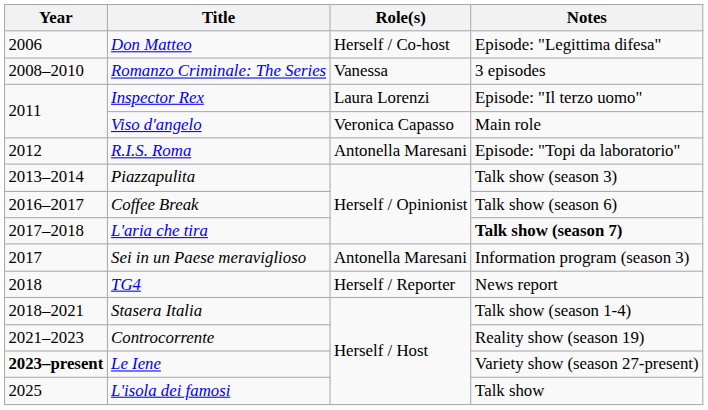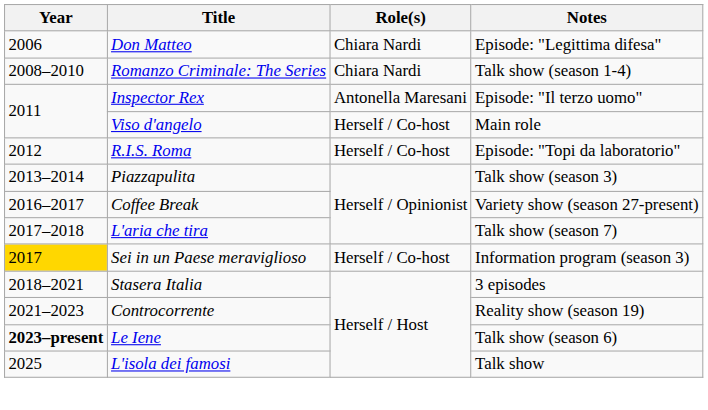(392, 44) Herself / Co-host -> (378, 44) Chiara Nardi
(361, 71) Vanessa -> (378, 71) Chiara Nardi
(510, 71) 3 episodes -> (553, 71) Talk show (season 1-4)
(382, 97) Laura Lorenzi -> (400, 97) Antonella Maresani
(394, 124) Veronica Capasso -> (392, 124) Herself / Co-host
(400, 151) Antonella Maresani -> (392, 151) Herself / Co-host
(546, 204) Talk show (season 6) -> (587, 204) Variety show (season 27-present)
(549, 230) bold -> (546, 230) normal
(25, 257) no background -> (25, 257) gold background
(400, 257) Antonella Maresani -> (392, 257) Herself / Co-host
- row: (126, 284)
(553, 310) Talk show (season 1-4) -> (510, 284) 3 episodes
(587, 364) Variety show (season 27-present) -> (546, 337) Talk show (season 6)
